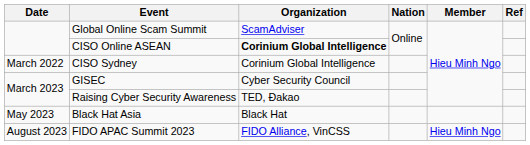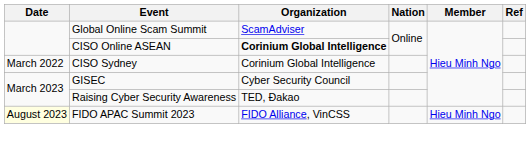- row: (107, 115)
(37, 132) no background -> (37, 115) lightyellow background
